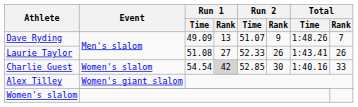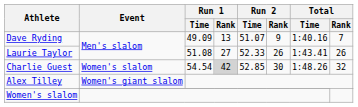(310, 39) 1:48.26 -> (310, 39) 1:40.16
(310, 67) 1:40.16 -> (310, 67) 1:48.26
(341, 67) 33 -> (341, 67) 32
